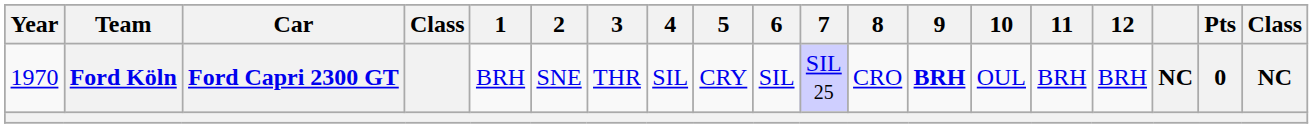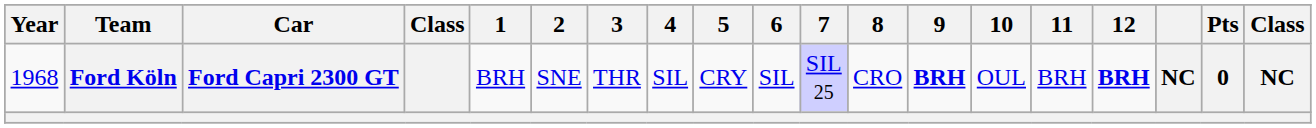(34, 77) 1970 -> (34, 77) 1968
(1122, 77) normal -> (1124, 77) bold
